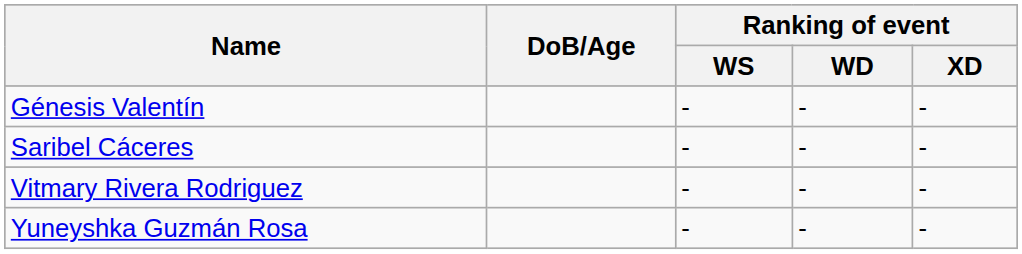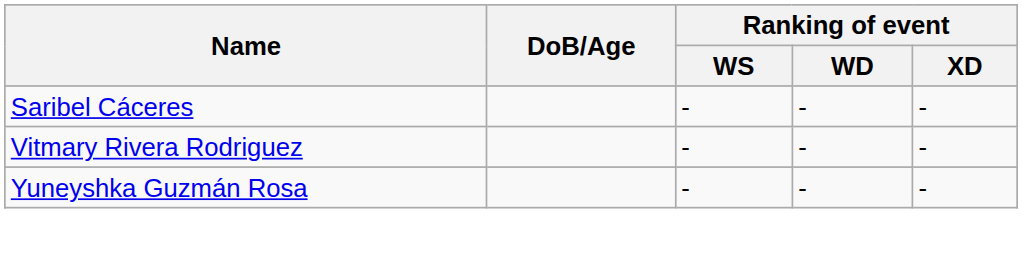- row: (108, 107)
